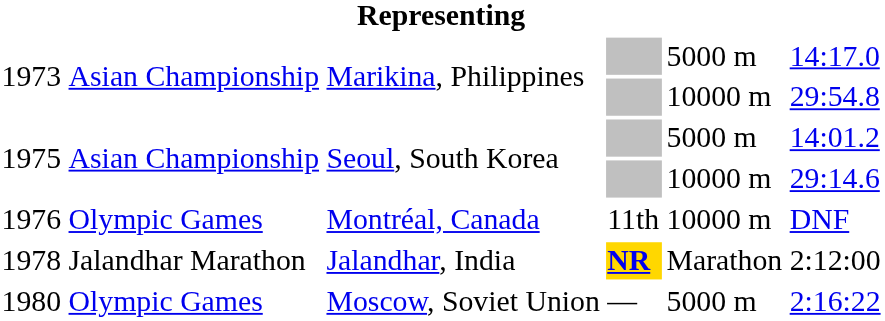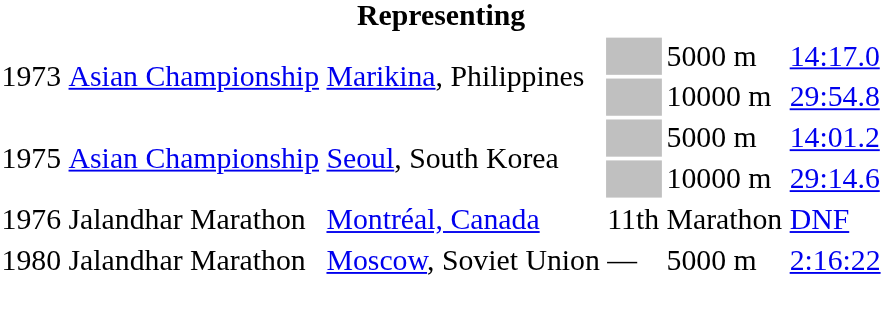(166, 219) Olympic Games -> (187, 219) Jalandhar Marathon
(719, 219) 10000 m -> (724, 219) Marathon
- row: (31, 260)
(166, 301) Olympic Games -> (187, 260) Jalandhar Marathon
